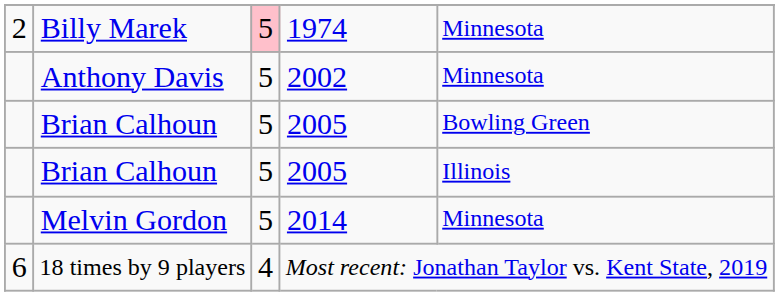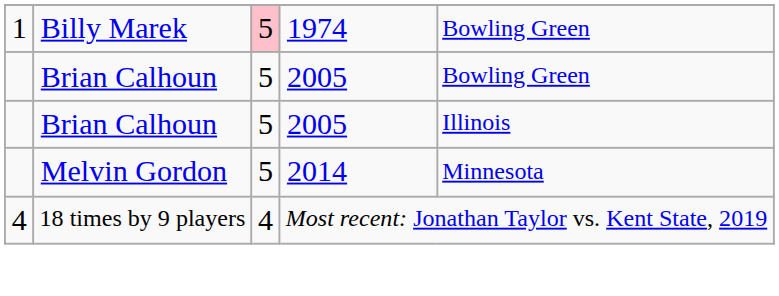(19, 28) 2 -> (19, 28) 1
(493, 28) Minnesota -> (516, 28) Bowling Green
- row: (132, 76)
(19, 266) 6 -> (19, 219) 4
